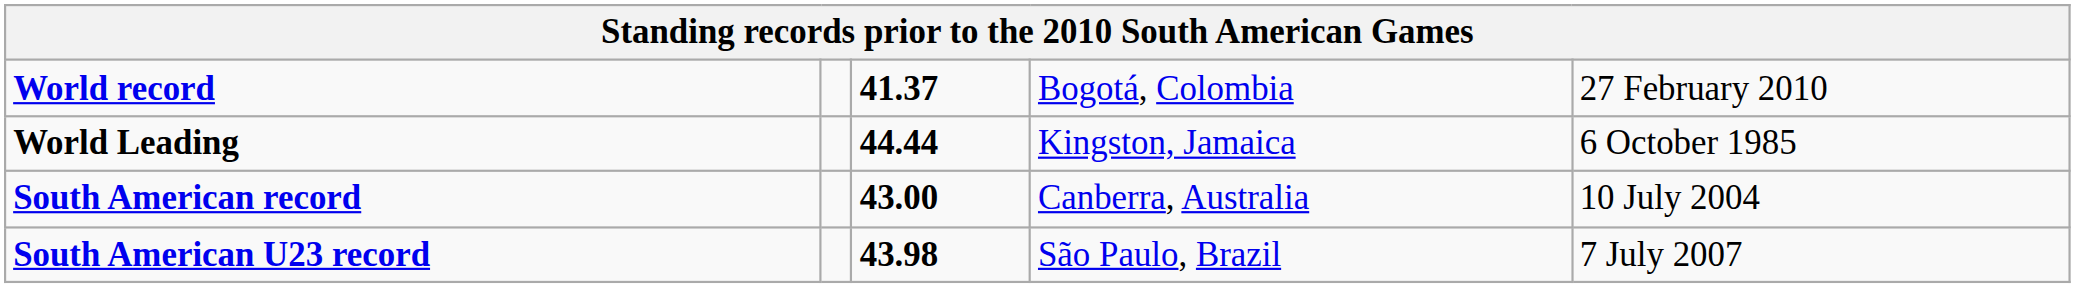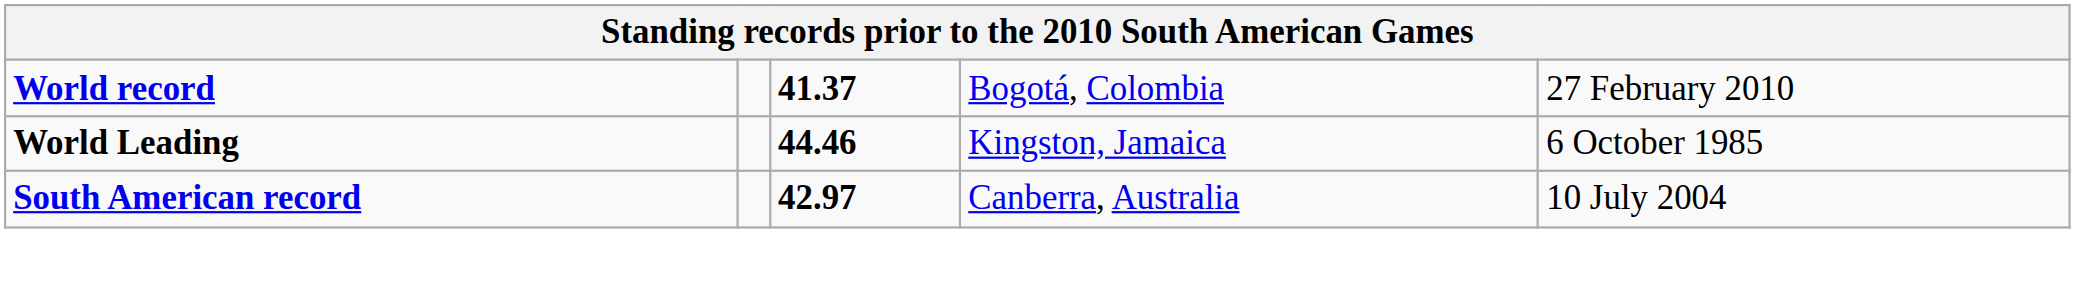(899, 142) 44.44 -> (817, 142) 44.46
(899, 198) 43.00 -> (817, 198) 42.97
- row: (222, 253)
